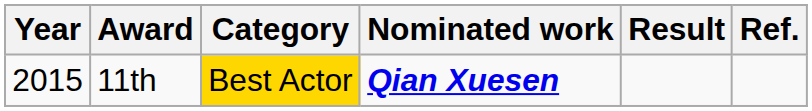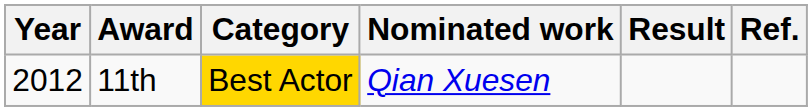(48, 79) 2015 -> (48, 79) 2012
(463, 79) bold -> (459, 79) normal
